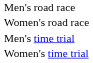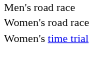- row: (39, 38)
